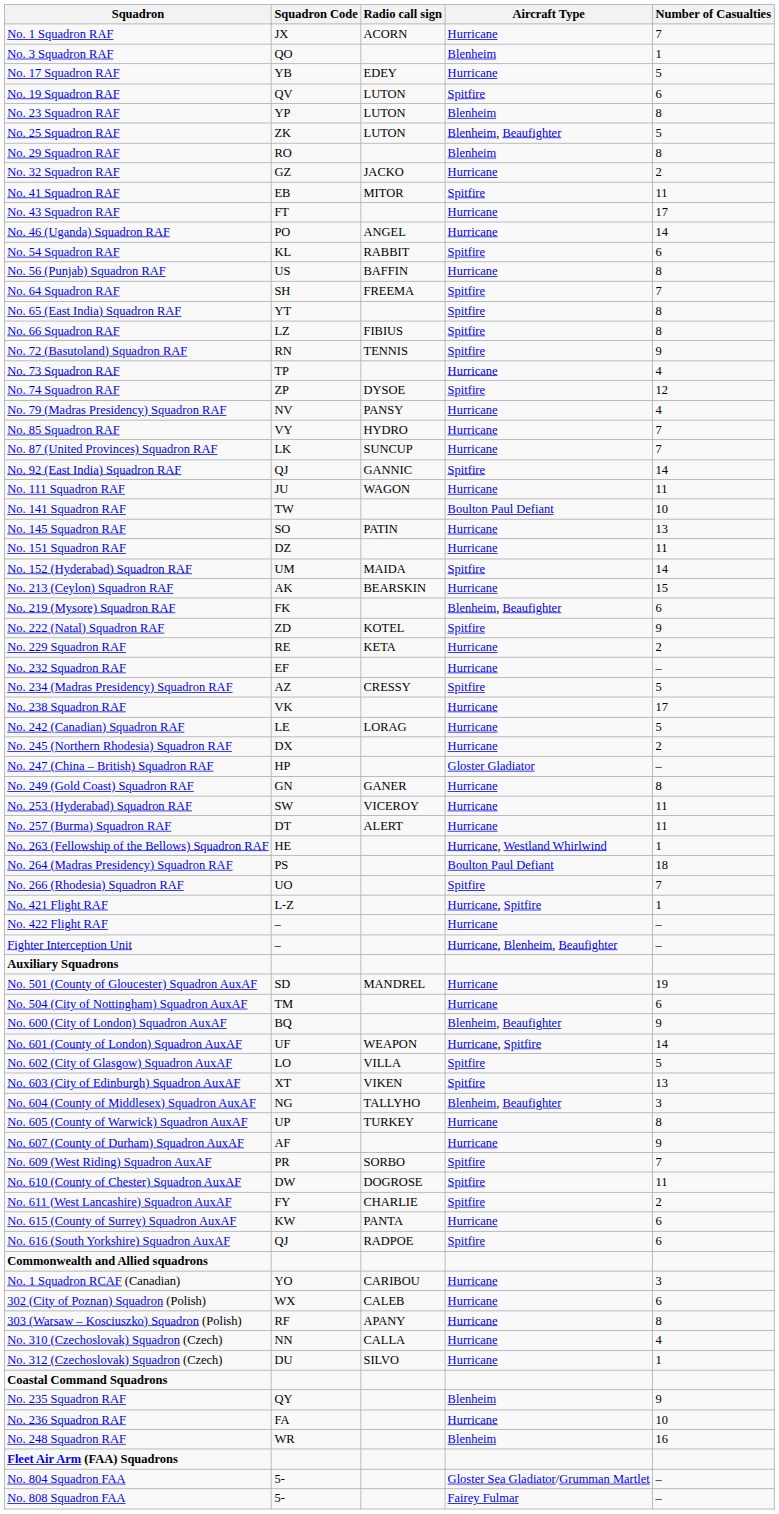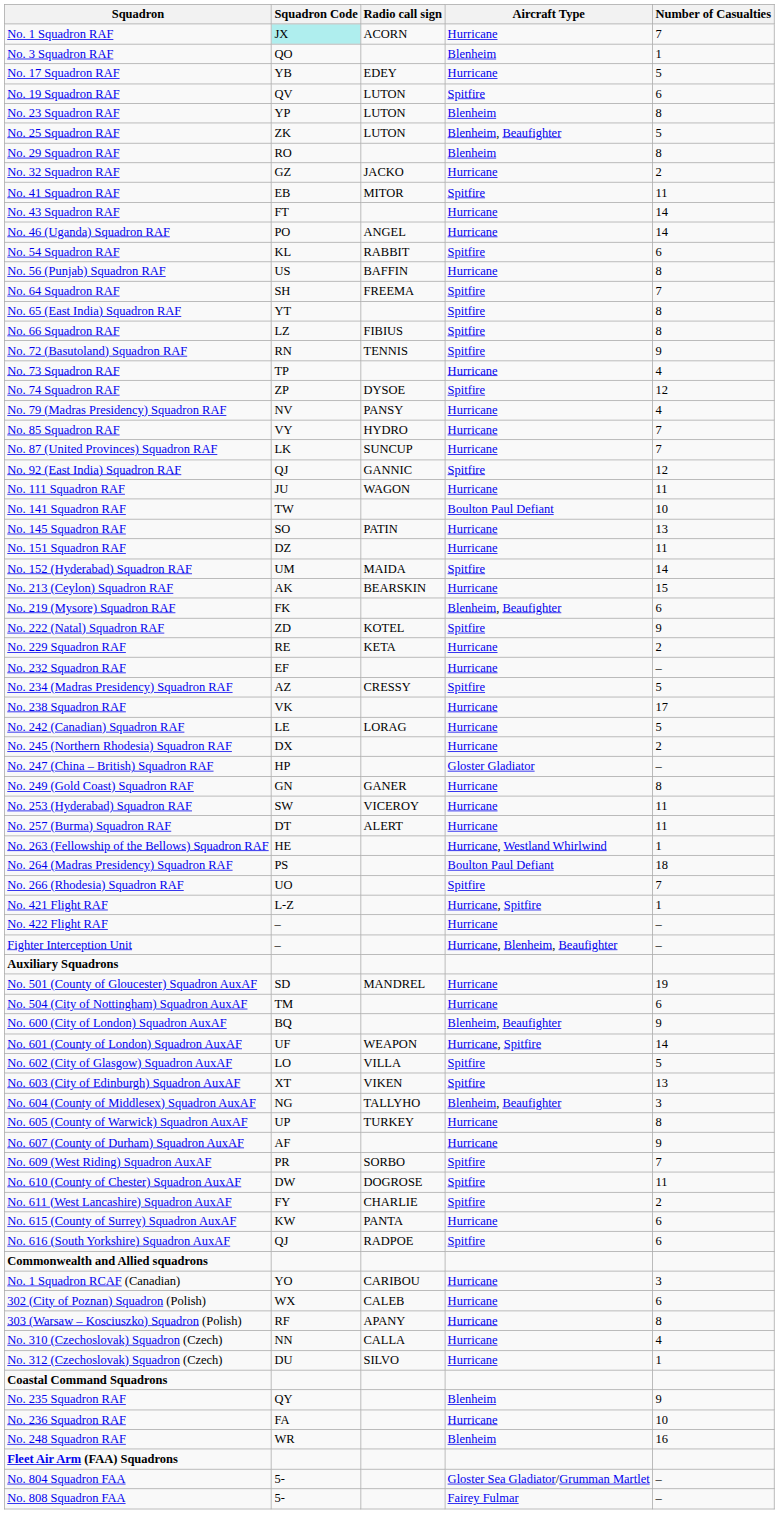(281, 34) no background -> (281, 34) paleturquoise background
(662, 212) 17 -> (662, 212) 14
(662, 469) 14 -> (662, 469) 12
